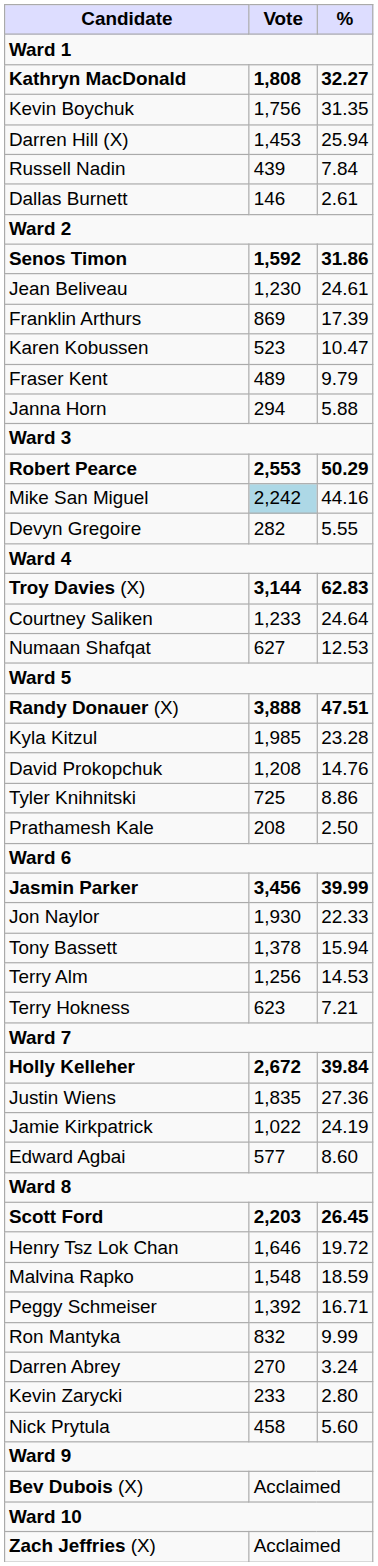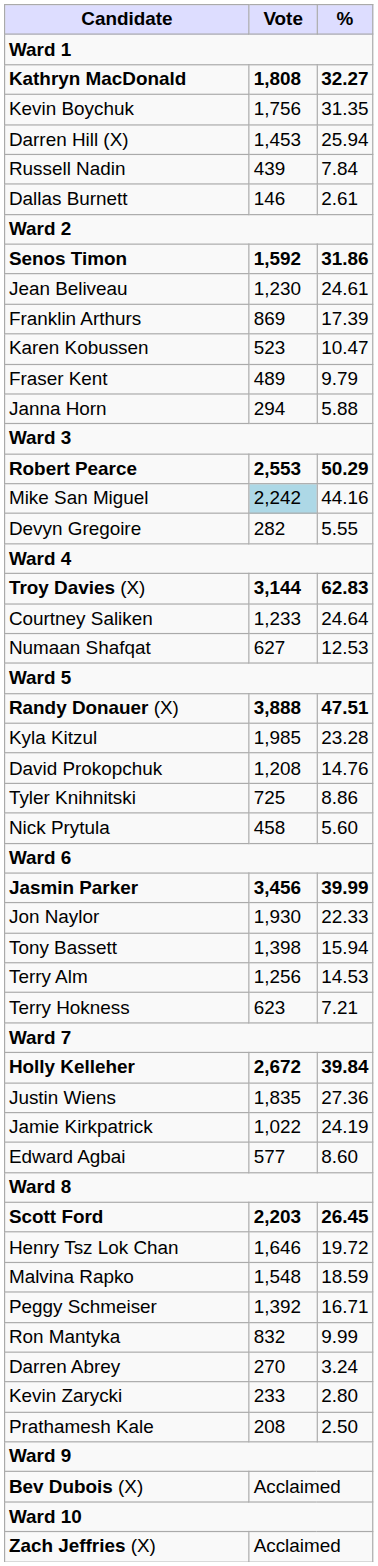rows swapped: (59, 1426) <-> (81, 827)
(277, 947) 1,378 -> (277, 947) 1,398
